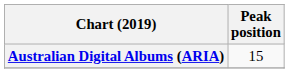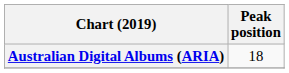(256, 56) 15 -> (256, 56) 18
